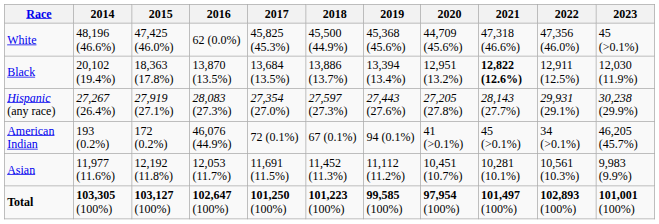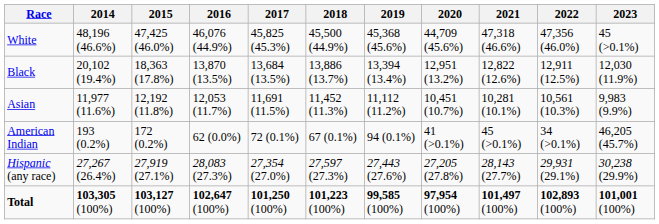(216, 39) 62 (0.0%) -> (212, 39) 46,076 (44.9%)
(501, 72) bold -> (501, 72) normal
rows swapped: (21, 169) <-> (31, 104)
(212, 137) 46,076 (44.9%) -> (217, 137) 62 (0.0%)
